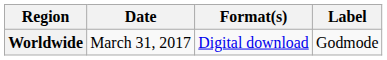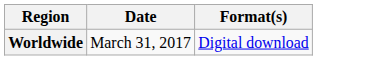- column: (347, 17)
